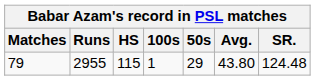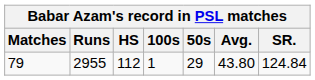(129, 63) 115 -> (129, 63) 112
(284, 63) 124.48 -> (284, 63) 124.84
